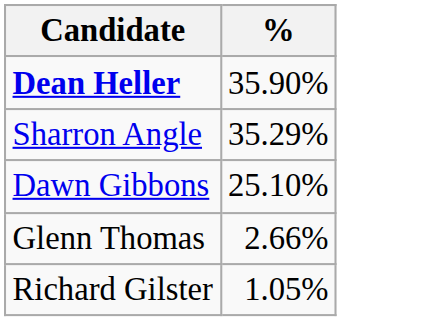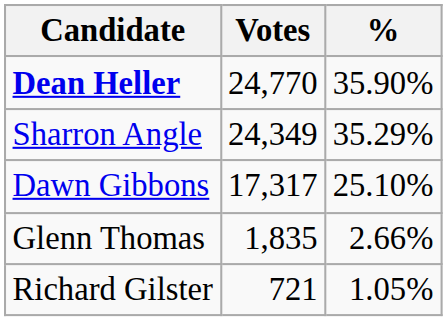+ column: (273, 30)
